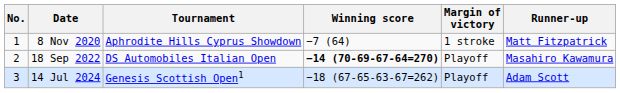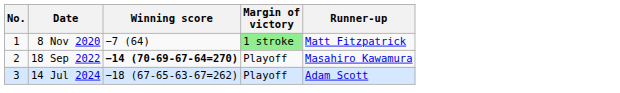- column: (203, 19)
(469, 42) no background -> (268, 42) lightgreen background
